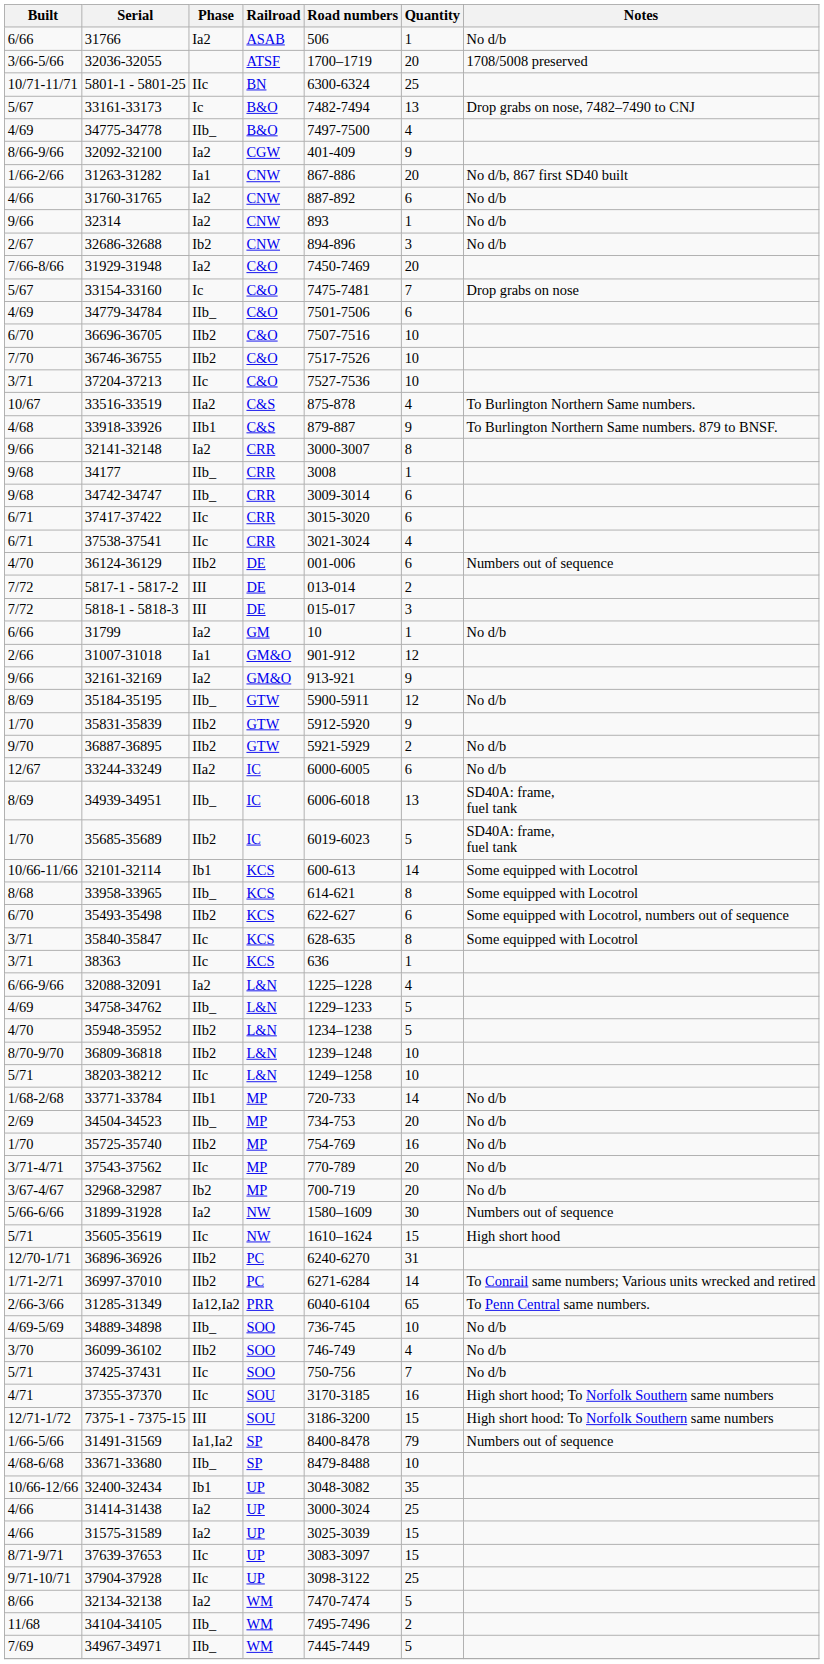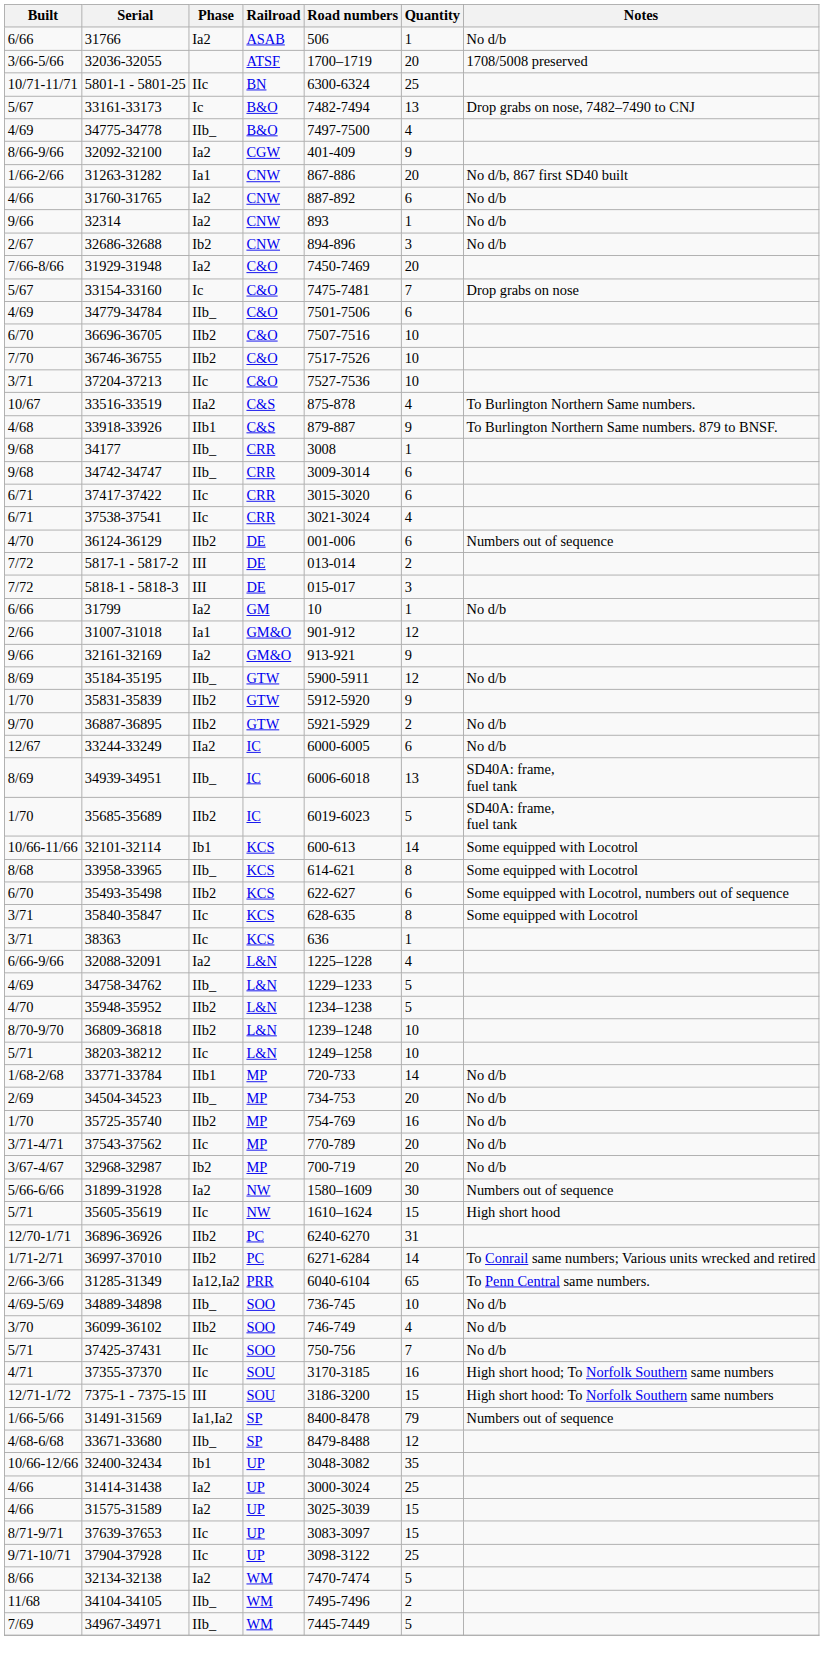- row: (123, 449)
(412, 1464) 10 -> (412, 1441) 12
